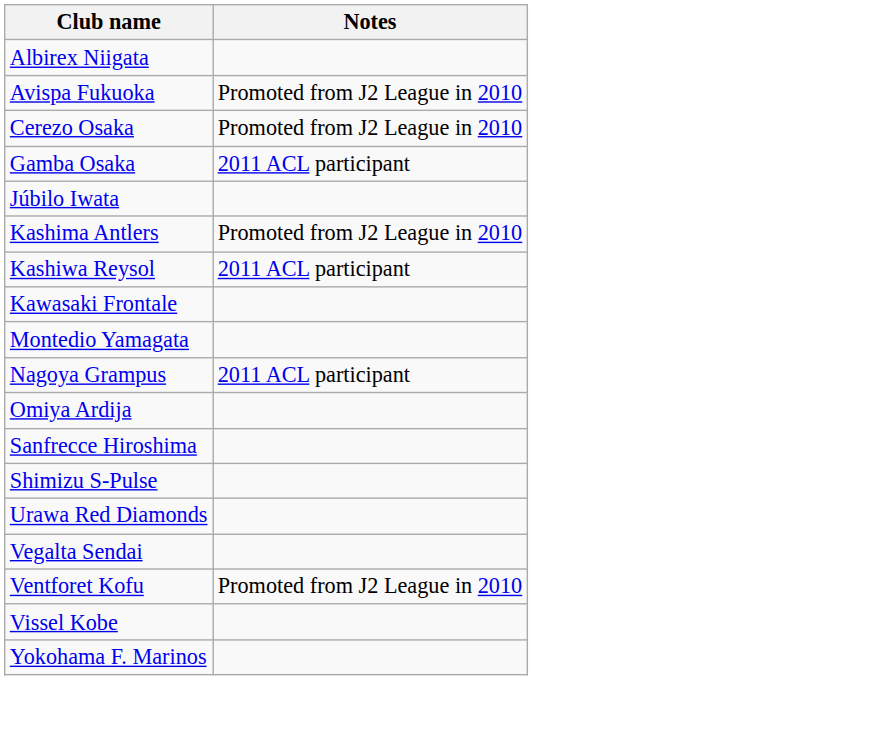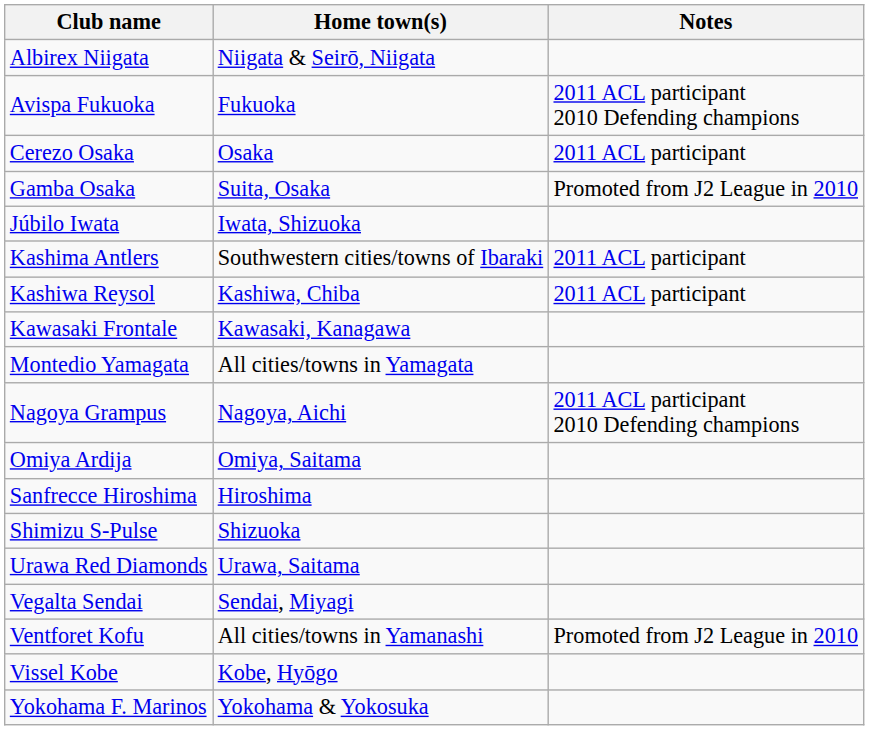+ column: (380, 22)
(370, 92) Promoted from J2 League in 2010 -> (676, 105) 2011 ACL participant 2010 Defending champions
(370, 127) Promoted from J2 League in 2010 -> (650, 152) 2011 ACL participant
(314, 163) 2011 ACL participant -> (706, 188) Promoted from J2 League in 2010
(370, 233) Promoted from J2 League in 2010 -> (650, 258) 2011 ACL participant
(314, 374) 2011 ACL participant -> (676, 412) 2011 ACL participant 2010 Defending champions
